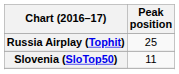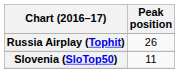(151, 42) 25 -> (151, 42) 26
